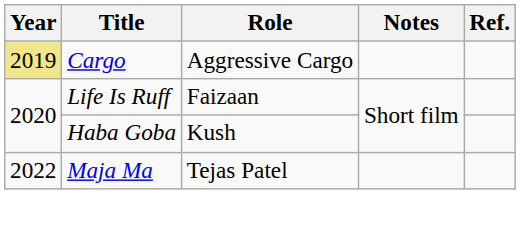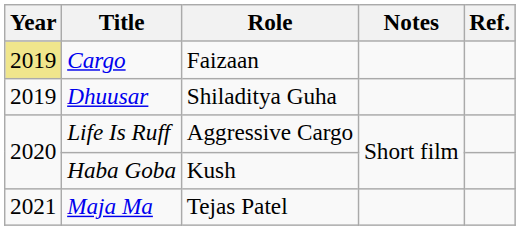(270, 59) Aggressive Cargo -> (223, 59) Faizaan
+ row: (108, 96)
(223, 96) Faizaan -> (270, 133) Aggressive Cargo
(33, 170) 2022 -> (33, 206) 2021
